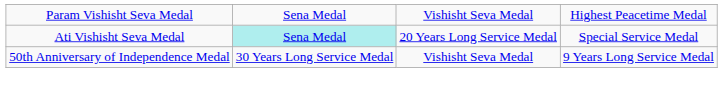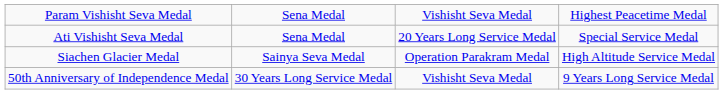(315, 36) paleturquoise background -> (313, 36) no background
+ row: (118, 57)
